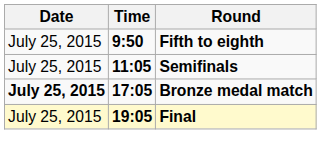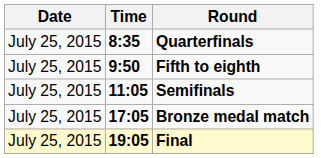+ row: (205, 41)
(56, 91) bold -> (55, 116) normal
